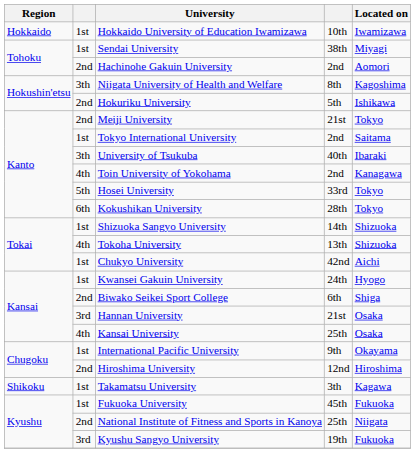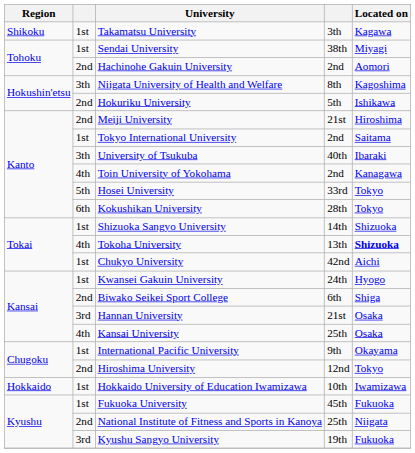rows swapped: (202, 31) <-> (147, 386)
(369, 119) Tokyo -> (378, 119) Hiroshima
(376, 244) normal -> (377, 244) bold
(378, 368) Hiroshima -> (369, 368) Tokyo
